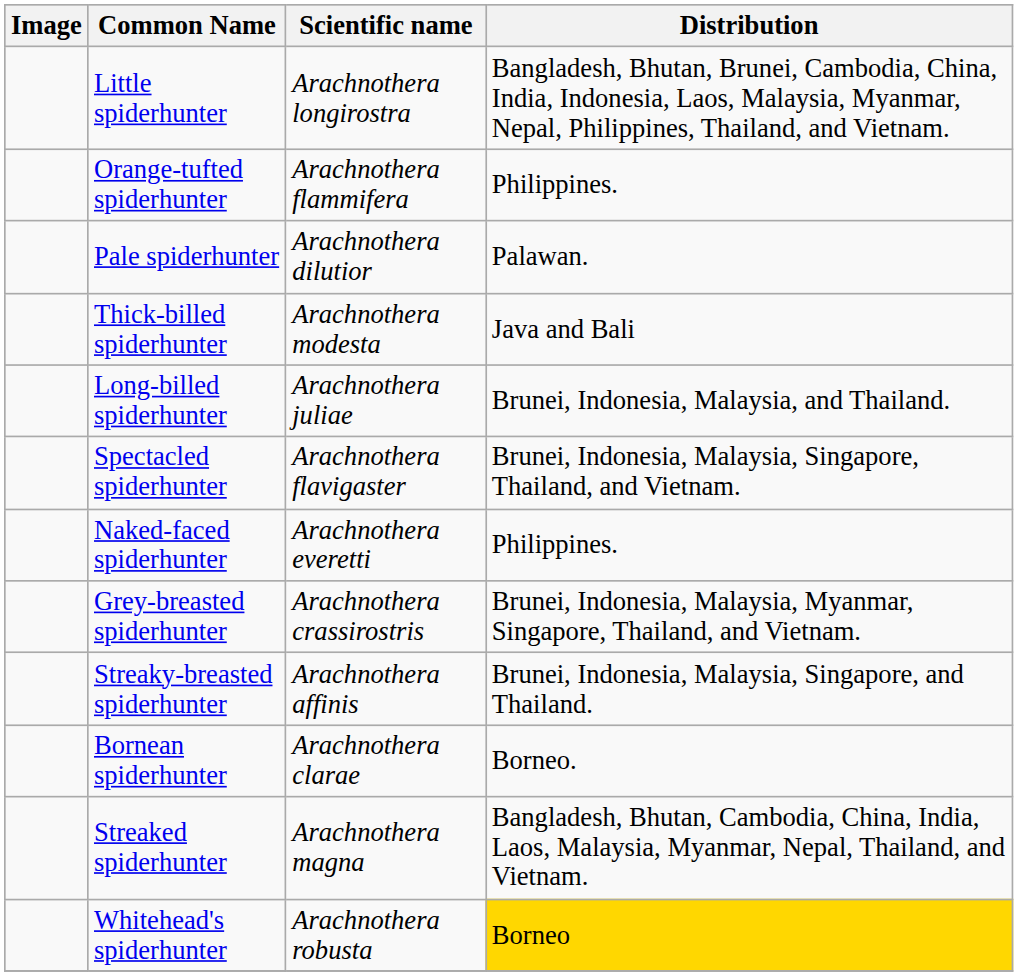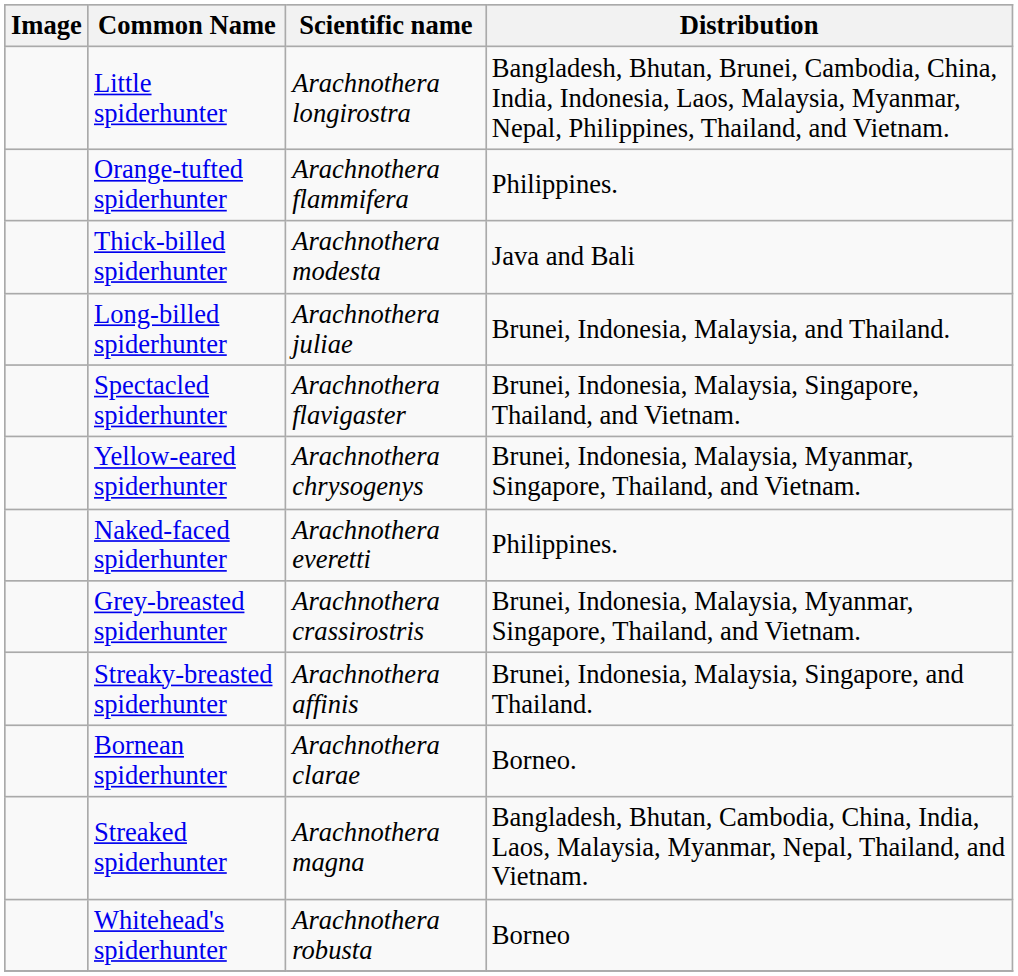- row: (187, 256)
+ row: (165, 472)
(531, 934) gold background -> (531, 934) no background
